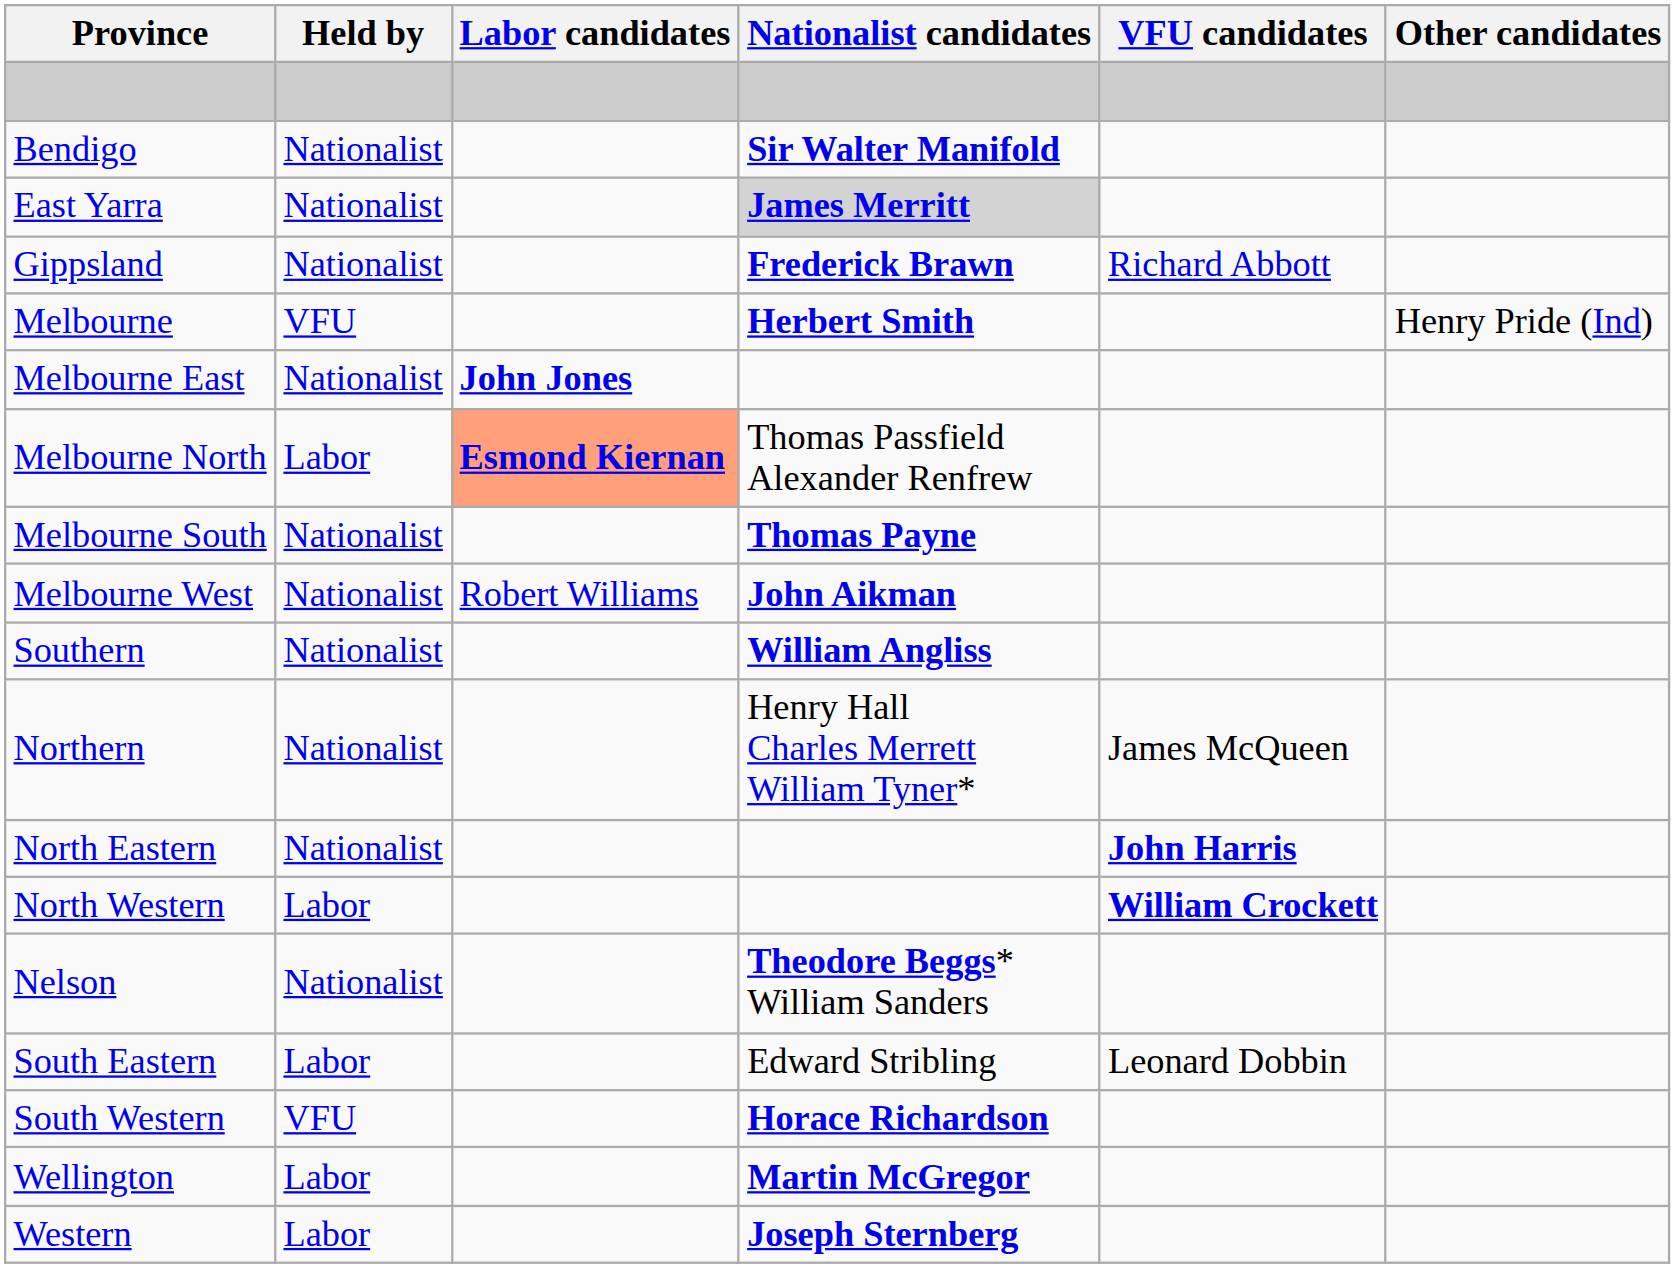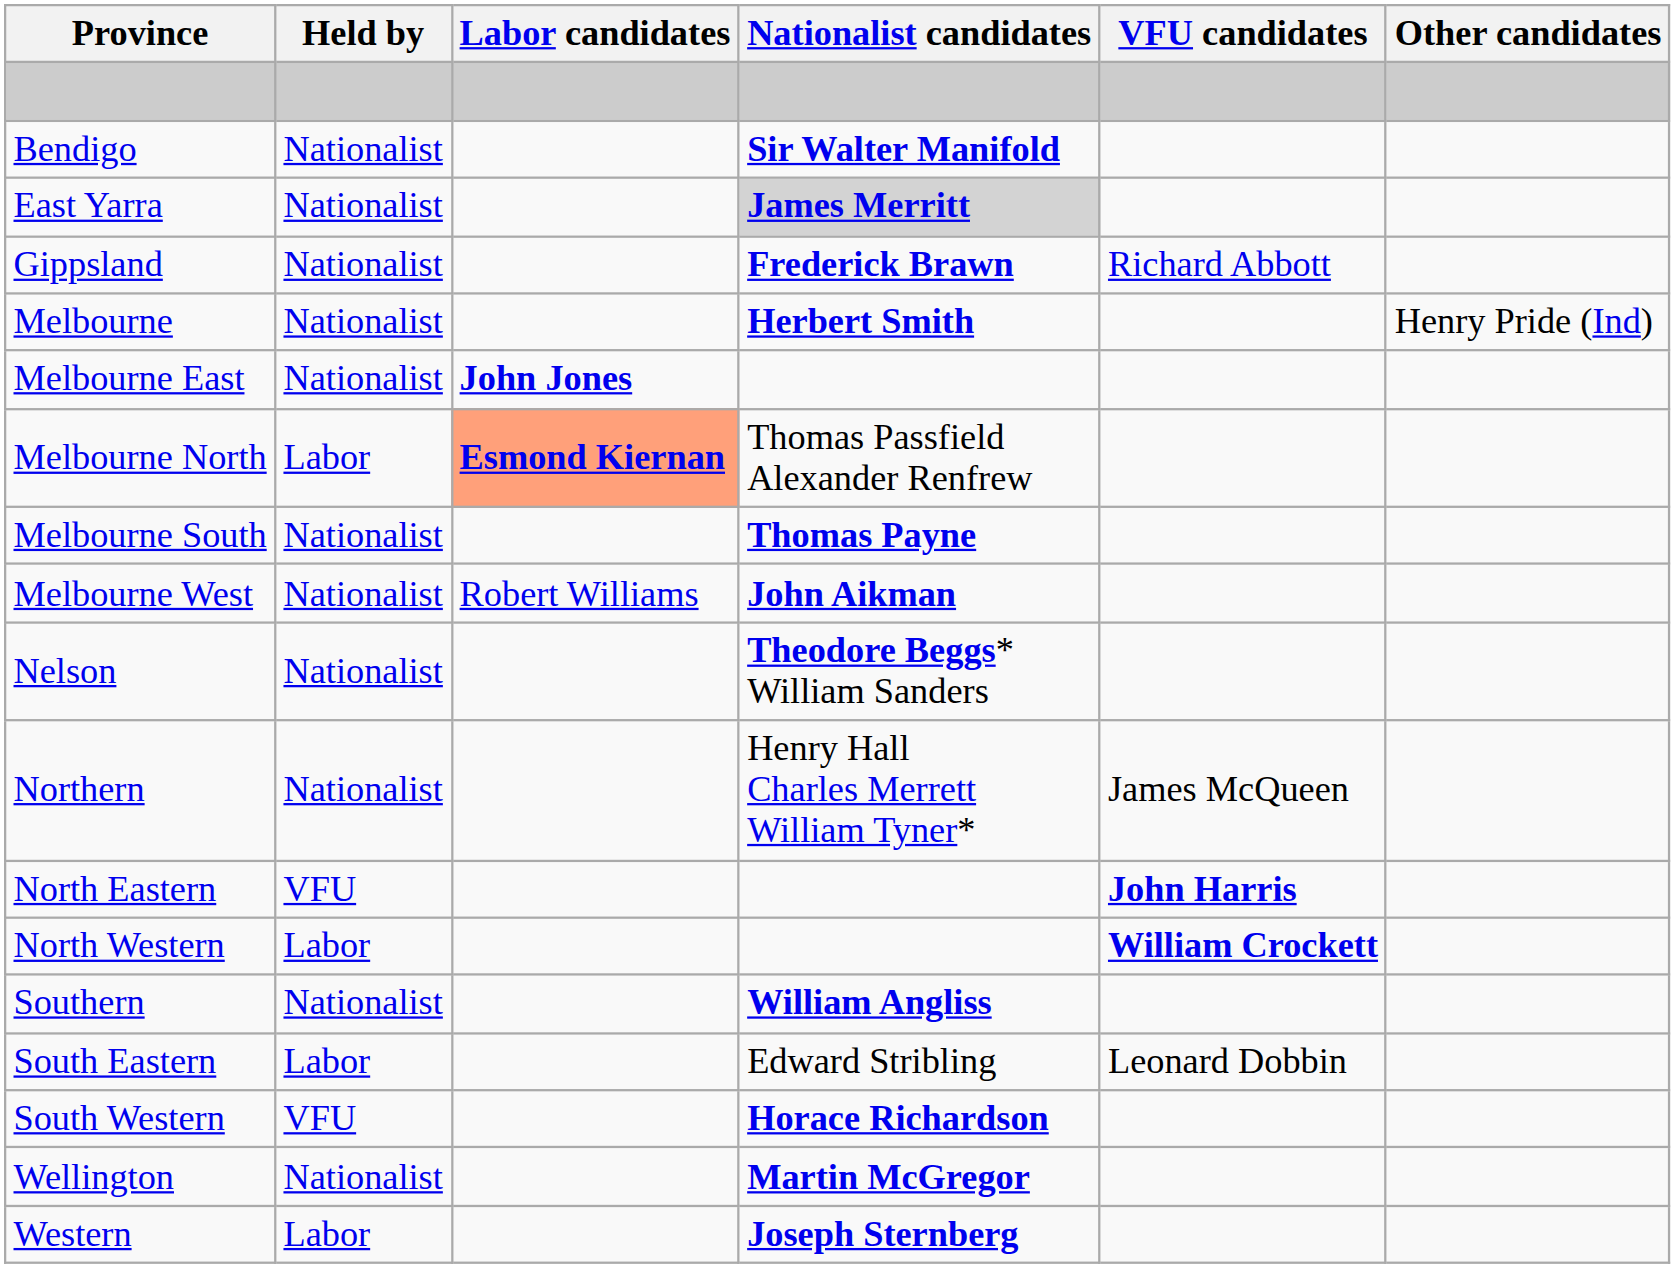(320, 321) VFU -> (363, 321) Nationalist
rows swapped: (65, 982) <-> (79, 650)
(363, 847) Nationalist -> (320, 887) VFU
(327, 1175) Labor -> (363, 1175) Nationalist
